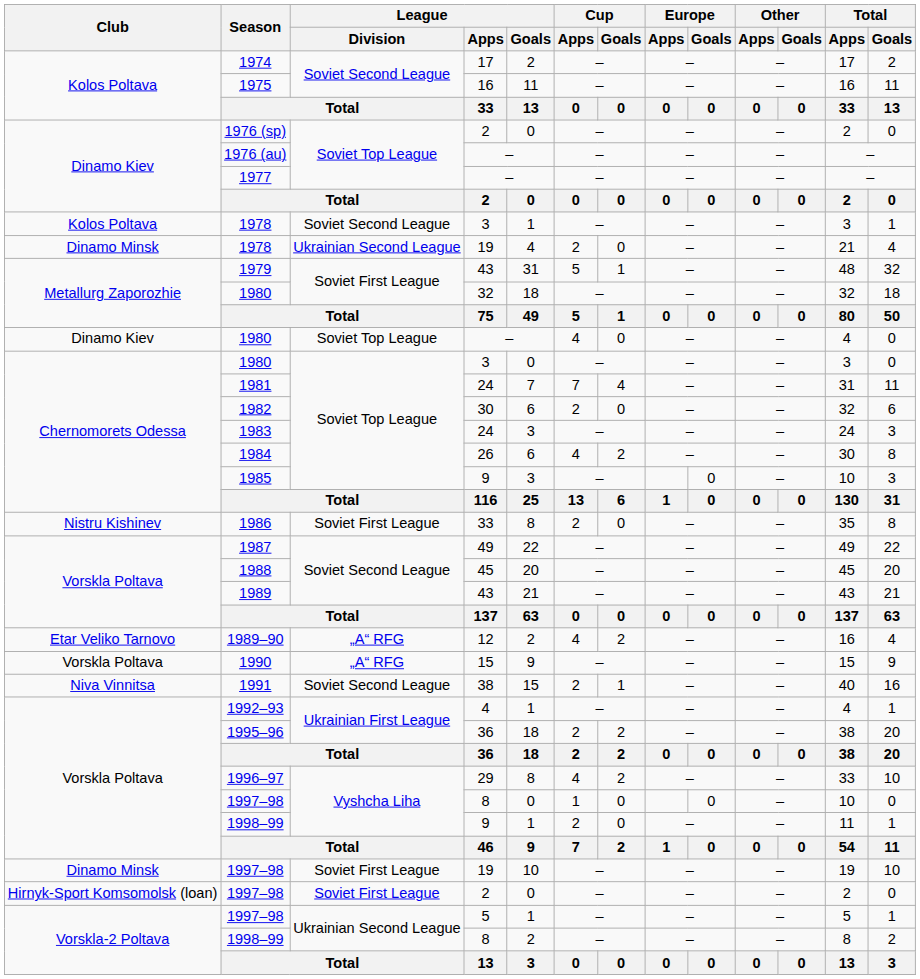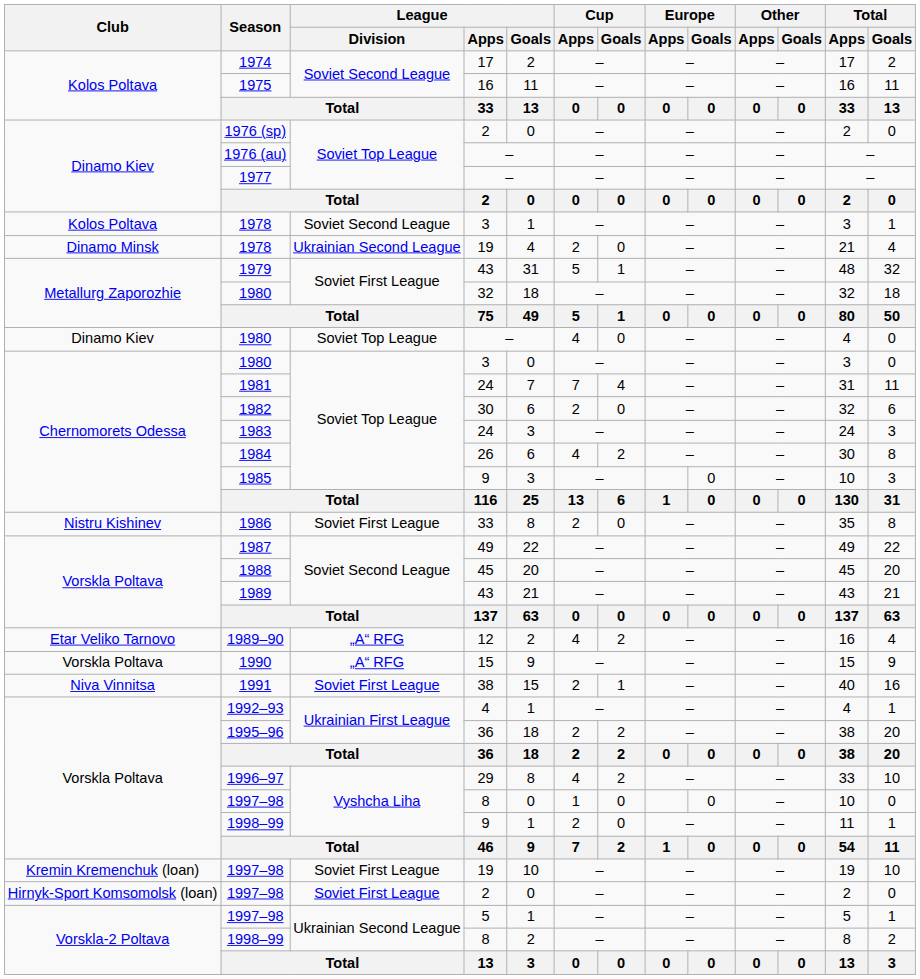(377, 685) Soviet Second League -> (377, 685) Soviet First League
(113, 870) Dinamo Minsk -> (113, 870) Kremin Kremenchuk (loan)
